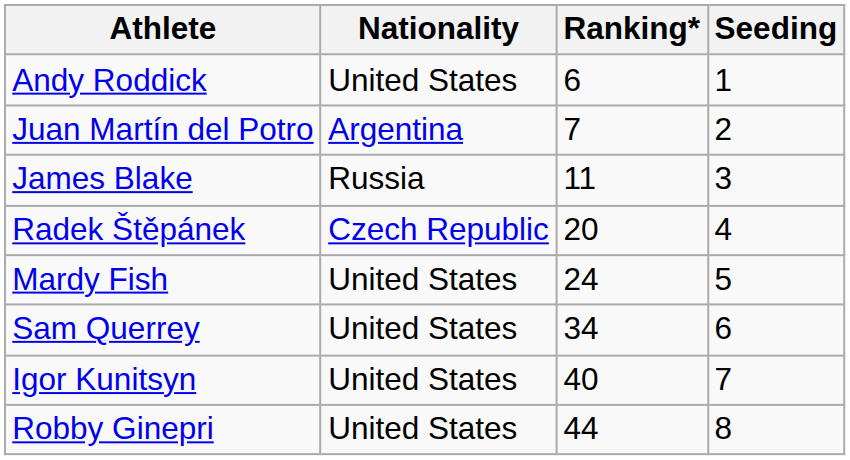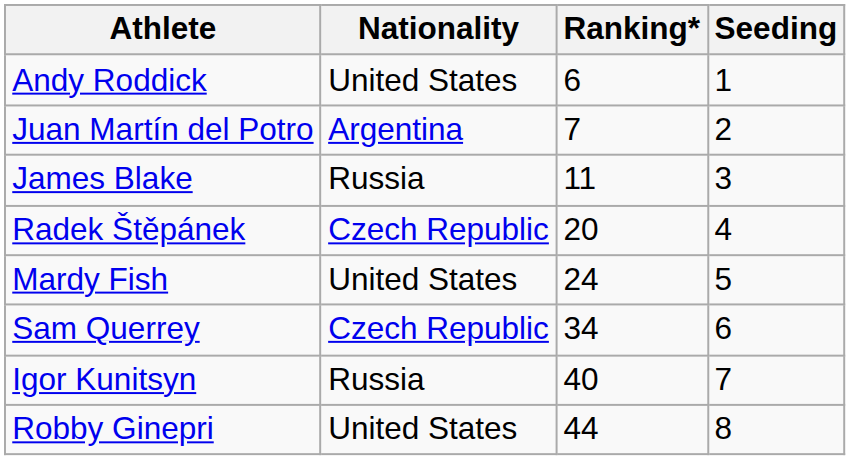(423, 329) United States -> (439, 329) Czech Republic
(423, 379) United States -> (376, 379) Russia
